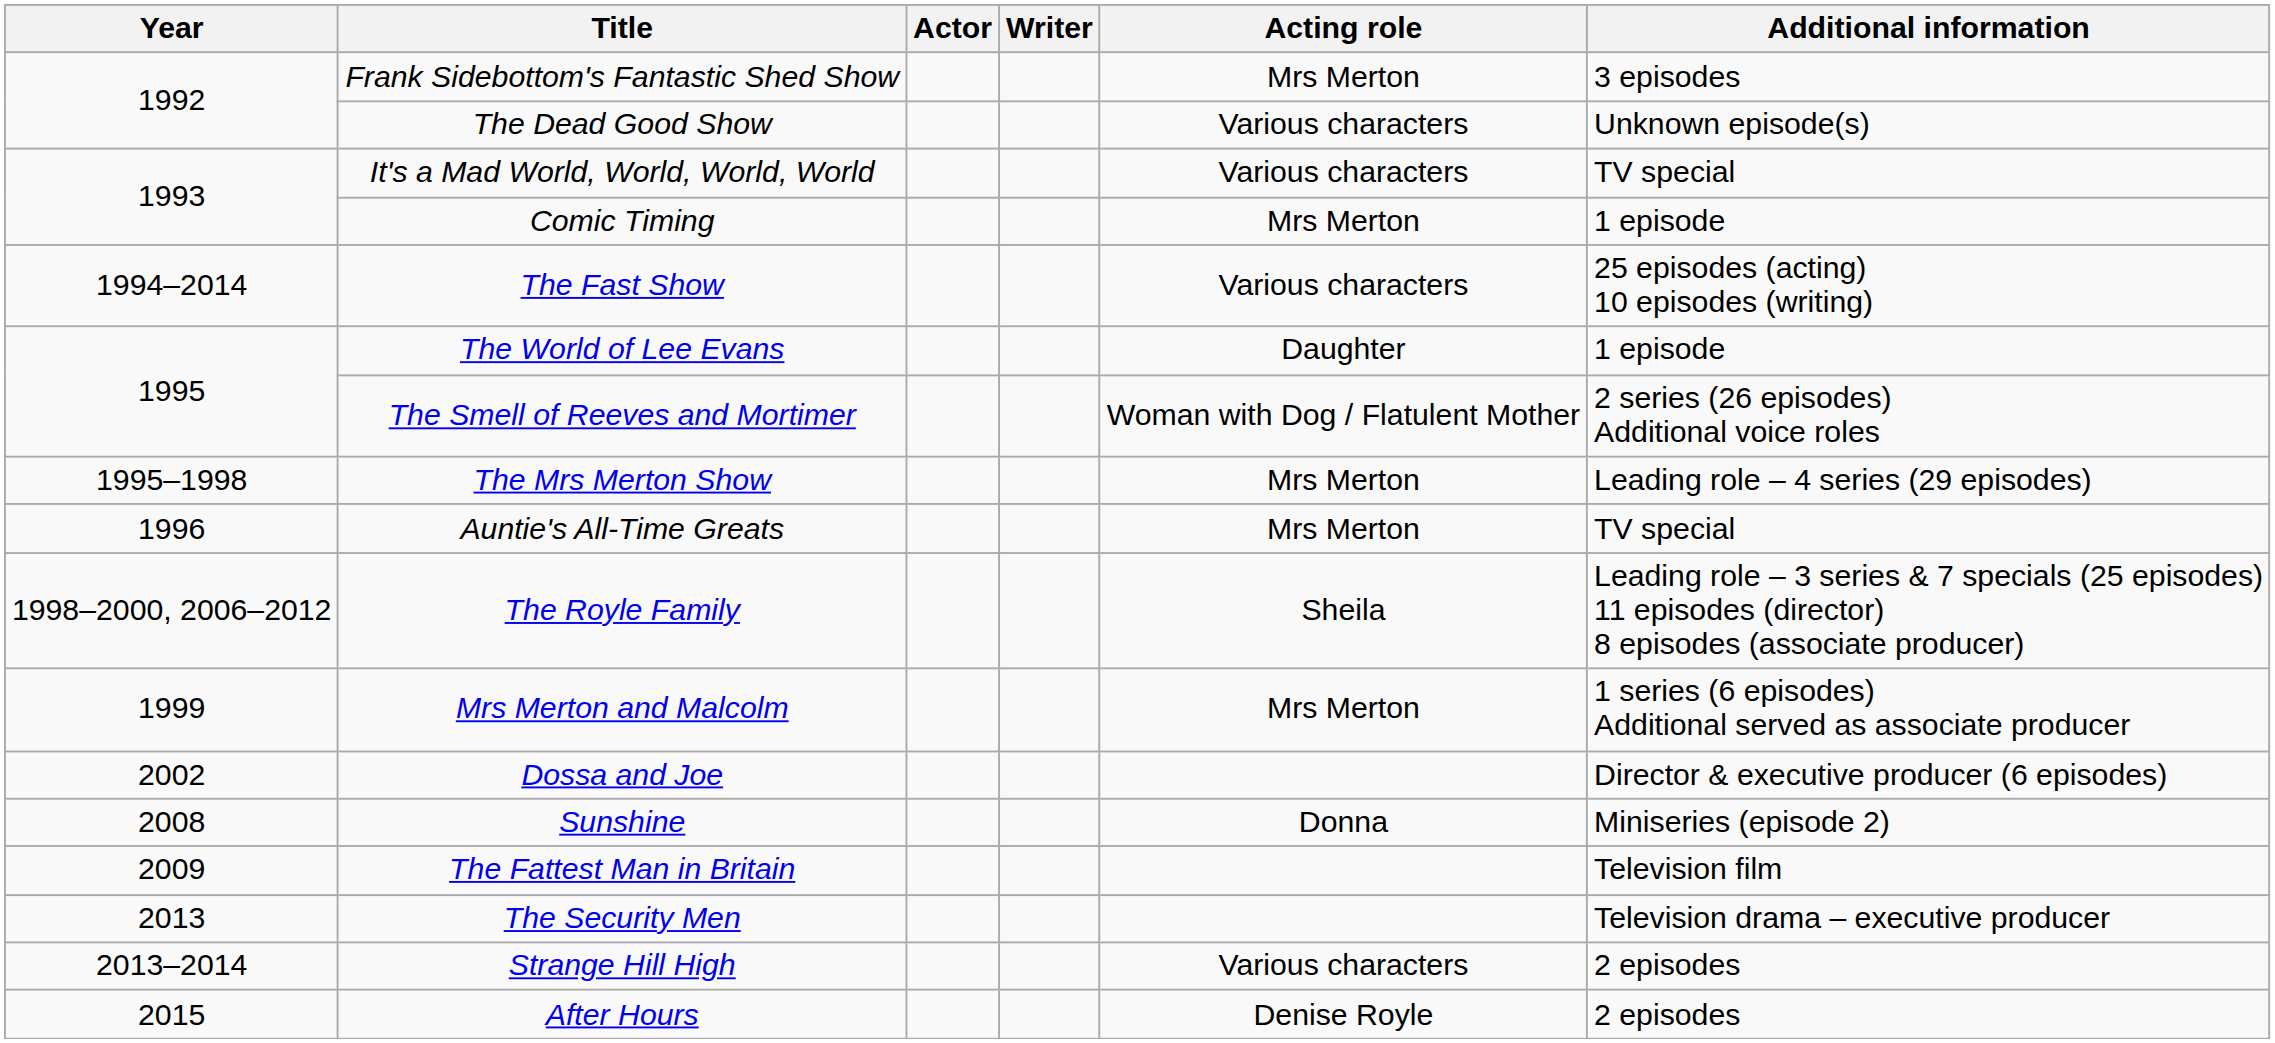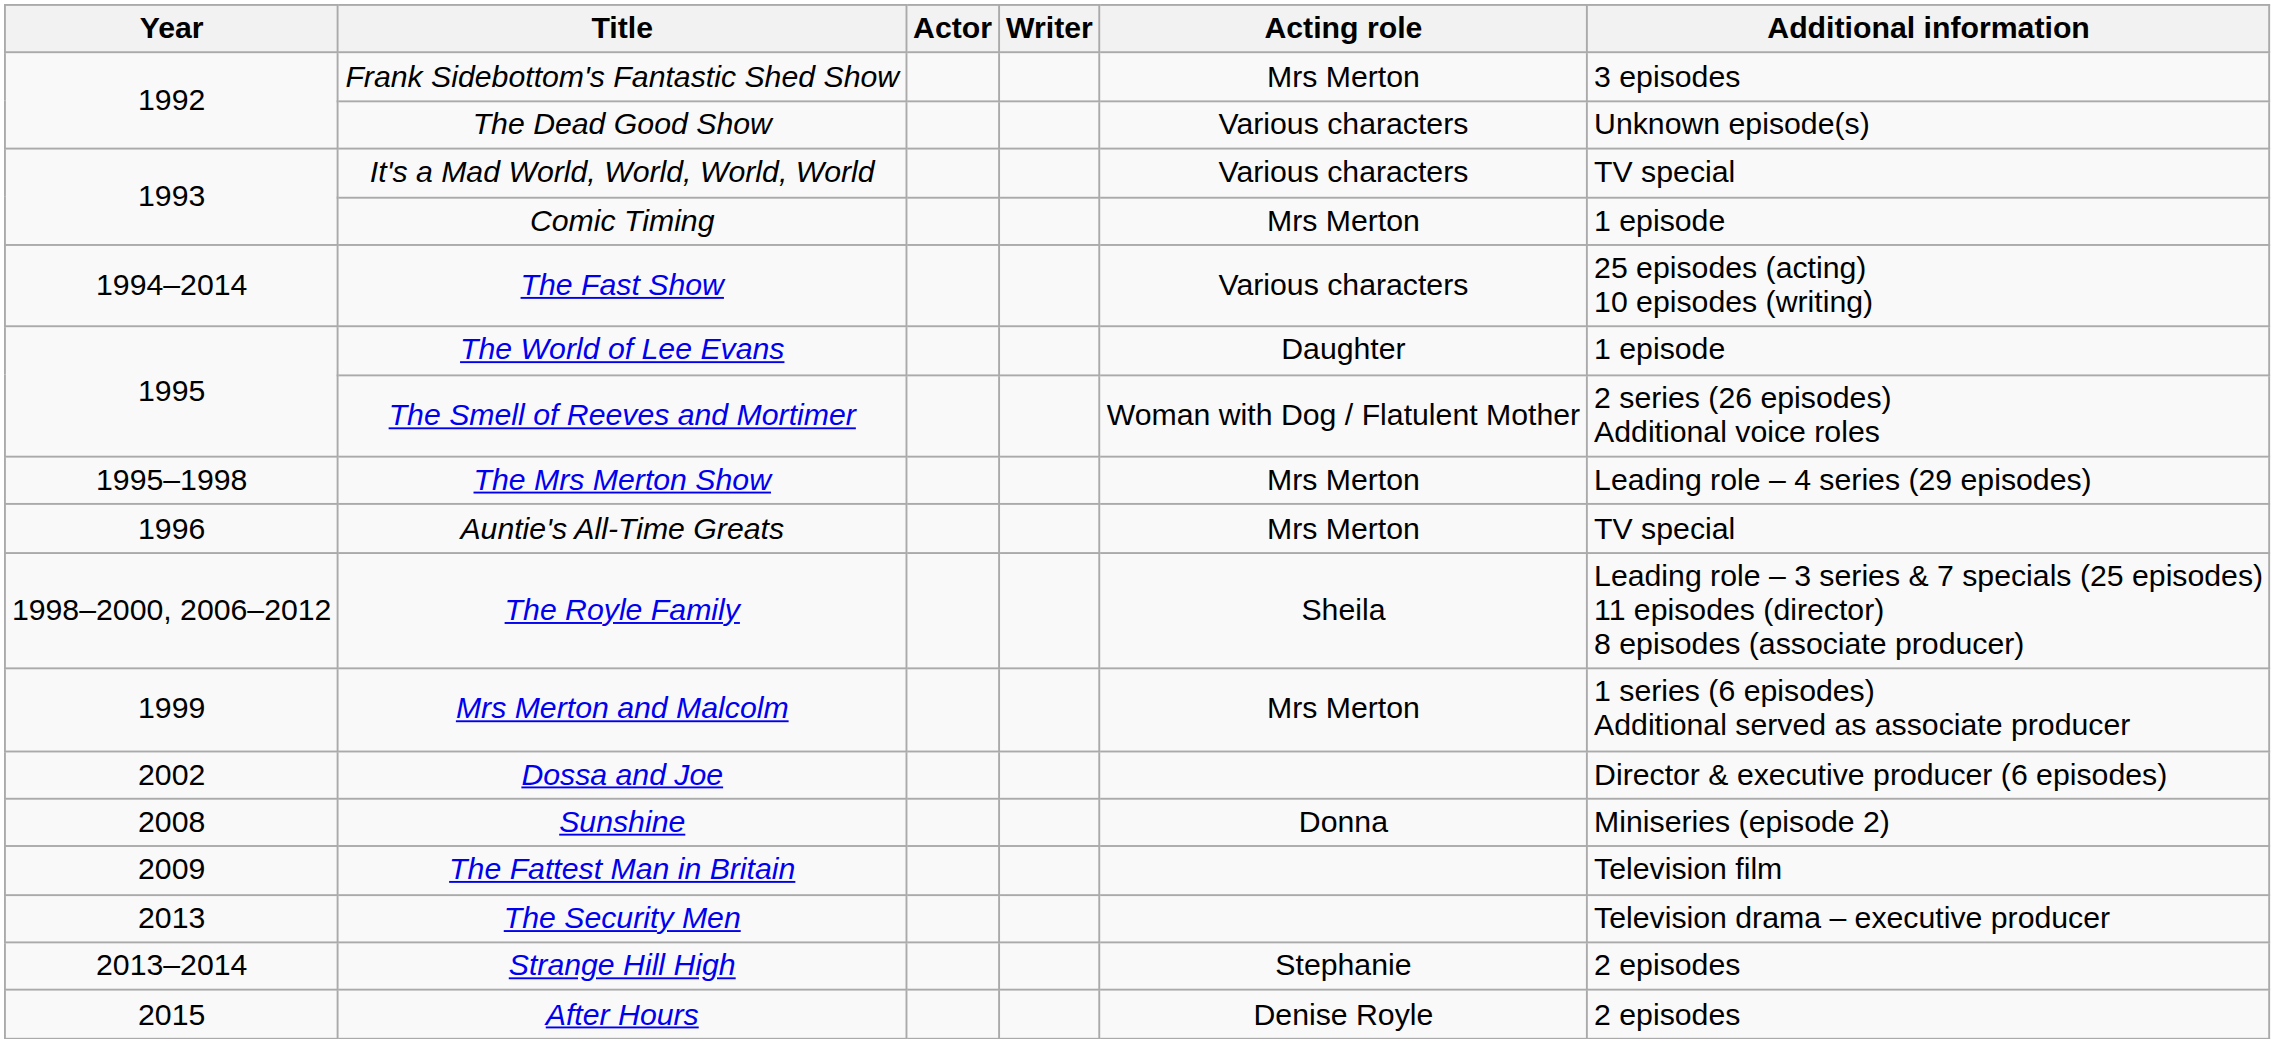(1343, 965) Various characters -> (1343, 965) Stephanie
